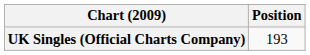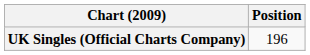(277, 38) 193 -> (277, 38) 196
